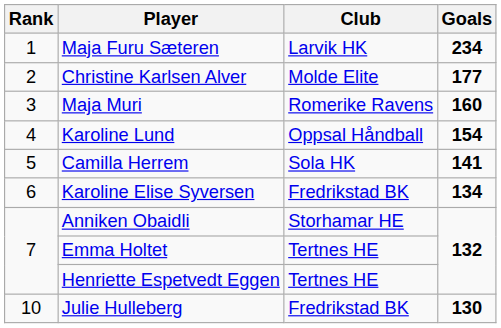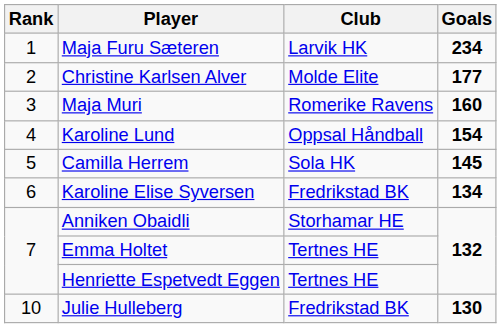(467, 163) 141 -> (467, 163) 145
